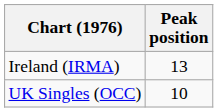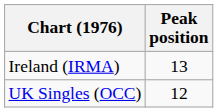(179, 93) 10 -> (179, 93) 12
